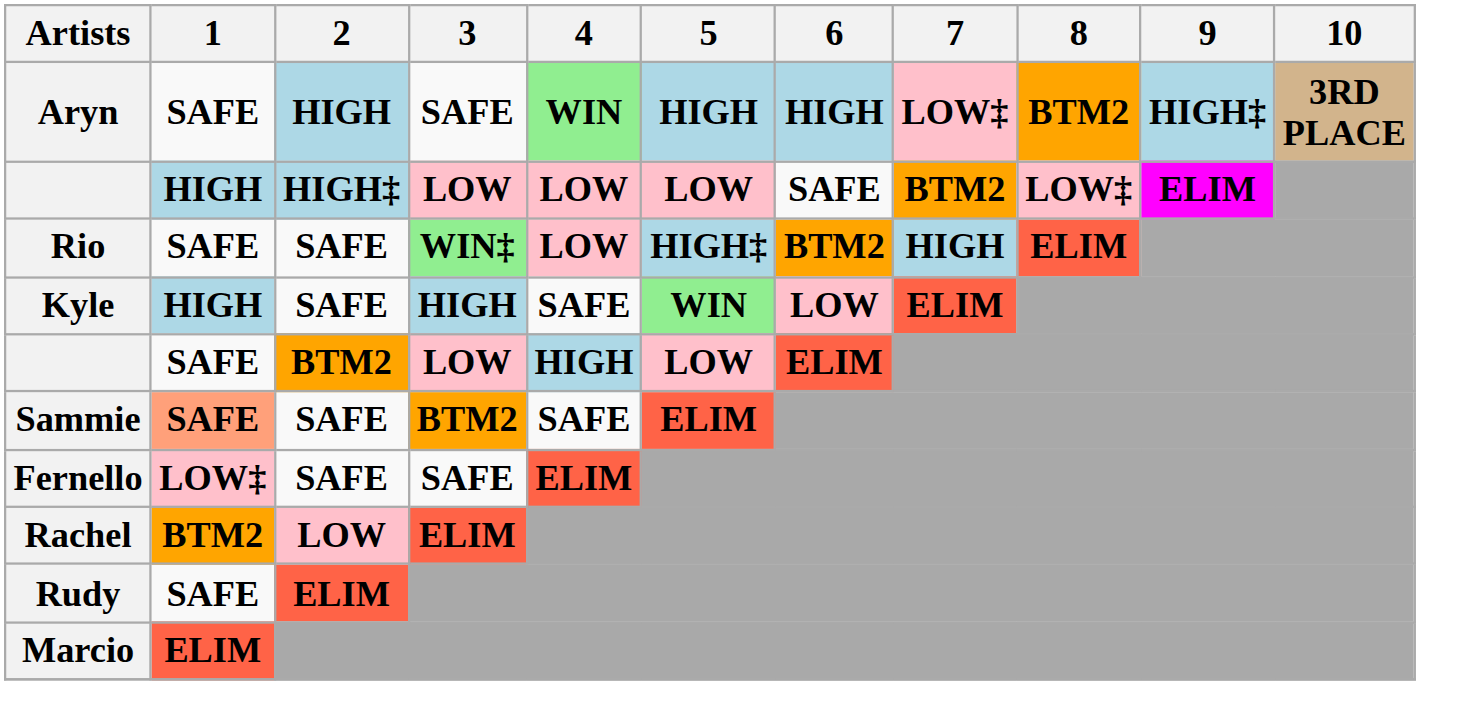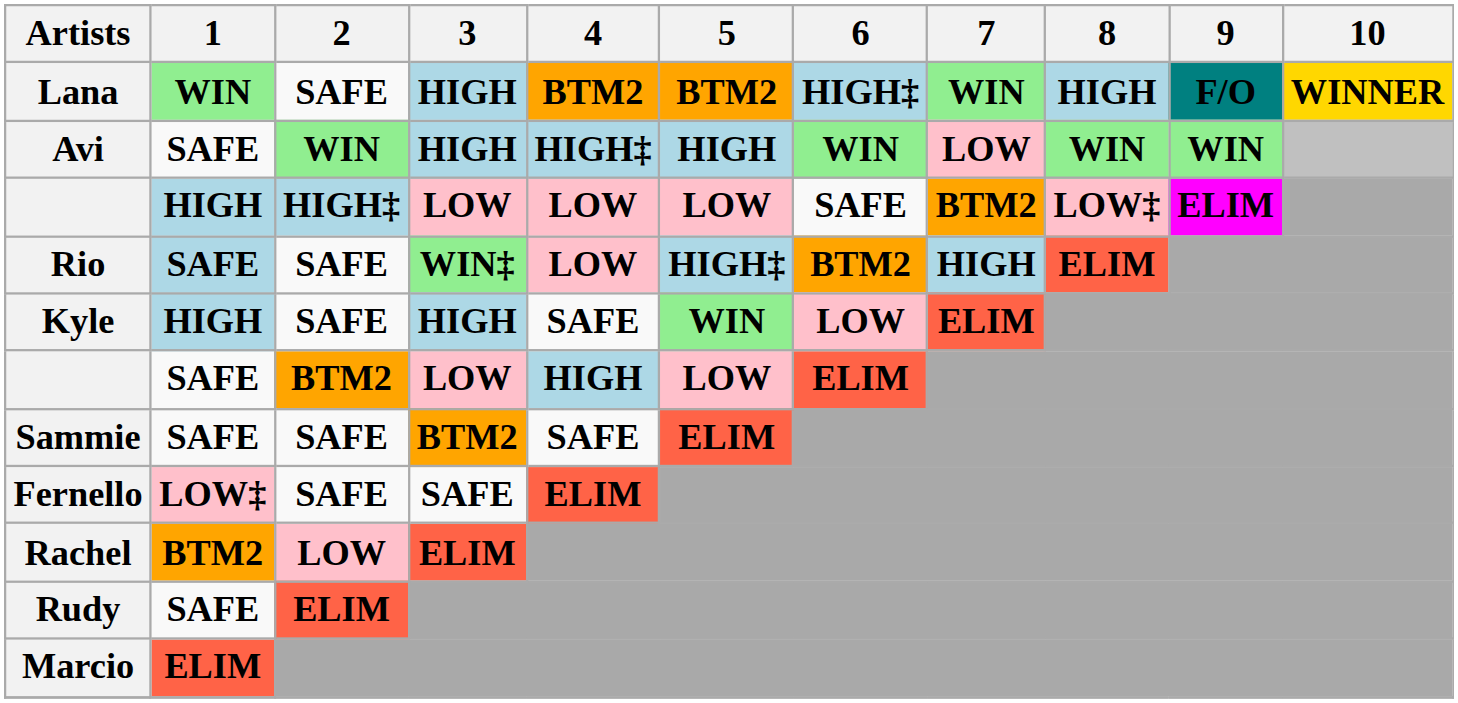+ row: (78, 90)
+ row: (78, 148)
- row: (78, 111)
(213, 246) no background -> (213, 263) lightblue background
(213, 419) lightsalmon background -> (213, 436) no background
